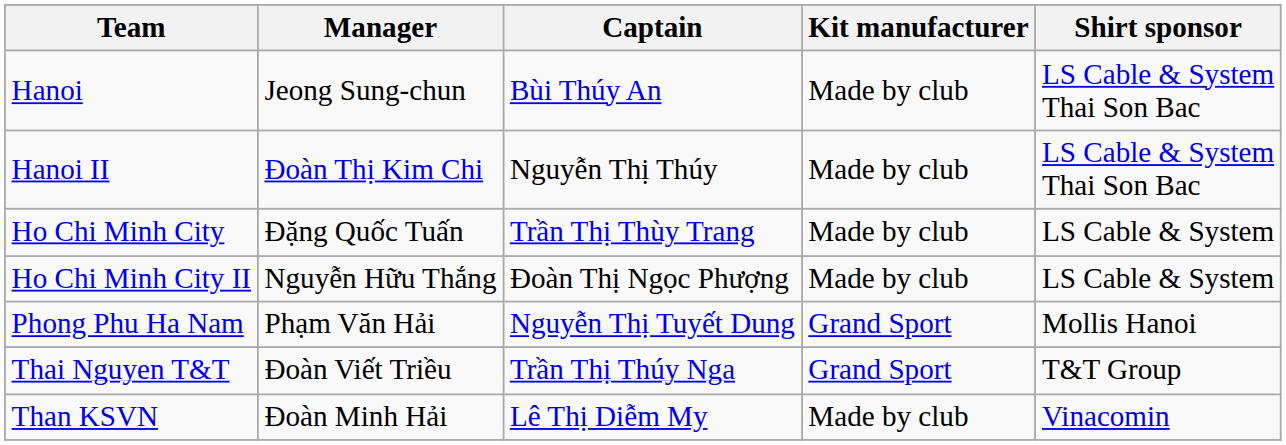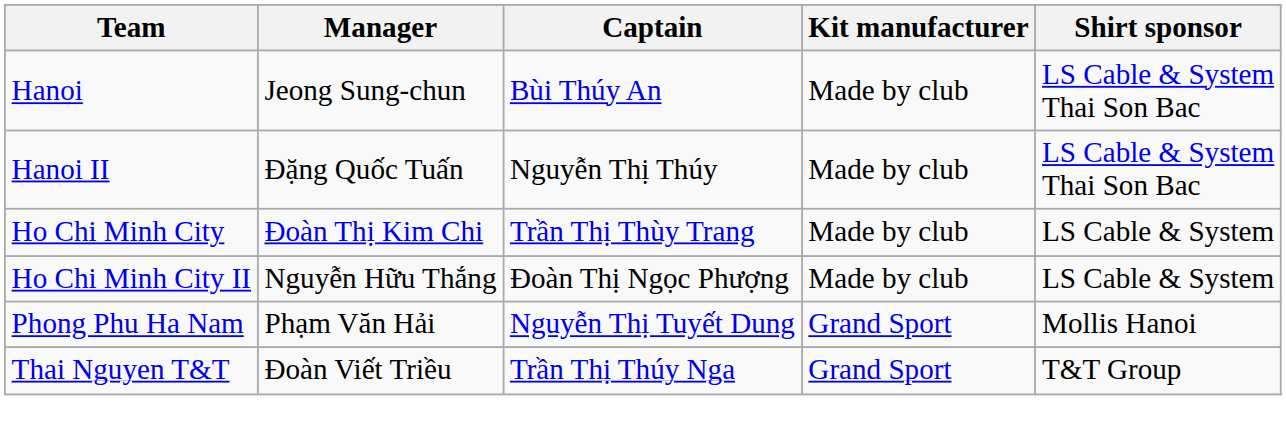(374, 169) Đoàn Thị Kim Chi -> (364, 169) Đặng Quốc Tuấn
(364, 231) Đặng Quốc Tuấn -> (374, 231) Đoàn Thị Kim Chi
- row: (85, 416)
